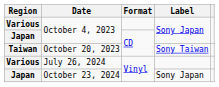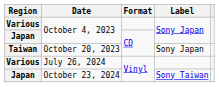(182, 50) Sony Taiwan -> (180, 50) Sony Japan
(180, 75) Sony Japan -> (182, 75) Sony Taiwan
